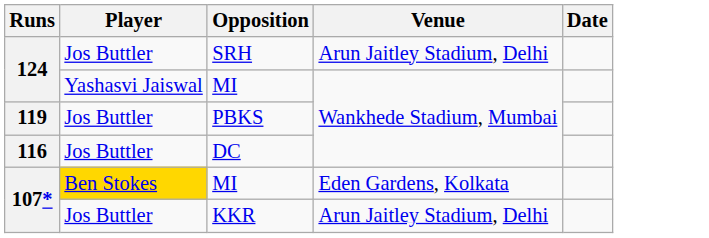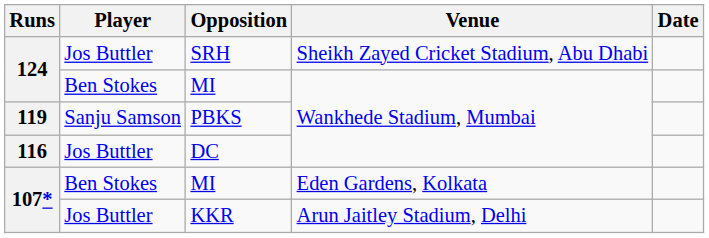(433, 53) Arun Jaitley Stadium, Delhi -> (472, 53) Sheikh Zayed Cricket Stadium, Abu Dhabi
(134, 85) Yashasvi Jaiswal -> (111, 85) Ben Stokes
(108, 118) Jos Buttler -> (123, 118) Sanju Samson
(111, 183) gold background -> (111, 183) no background
